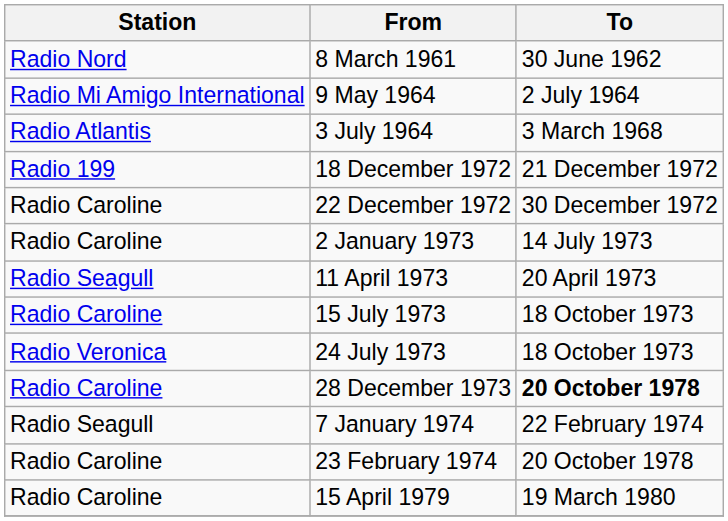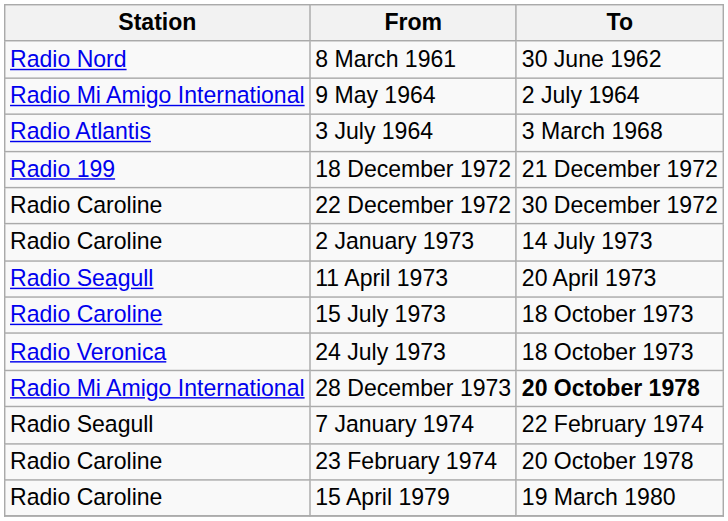(86, 388) Radio Caroline -> (157, 388) Radio Mi Amigo International
